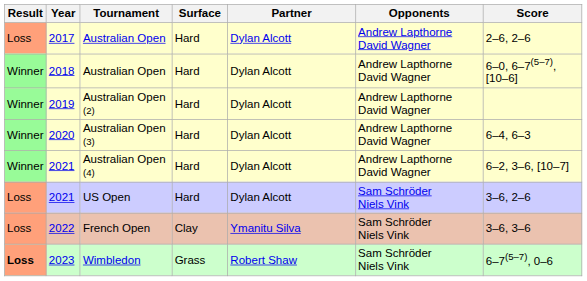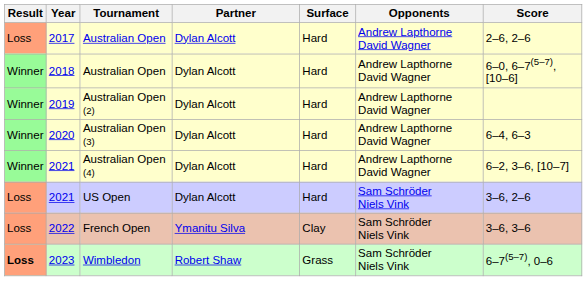columns swapped: (200, 13) <-> (292, 13)
